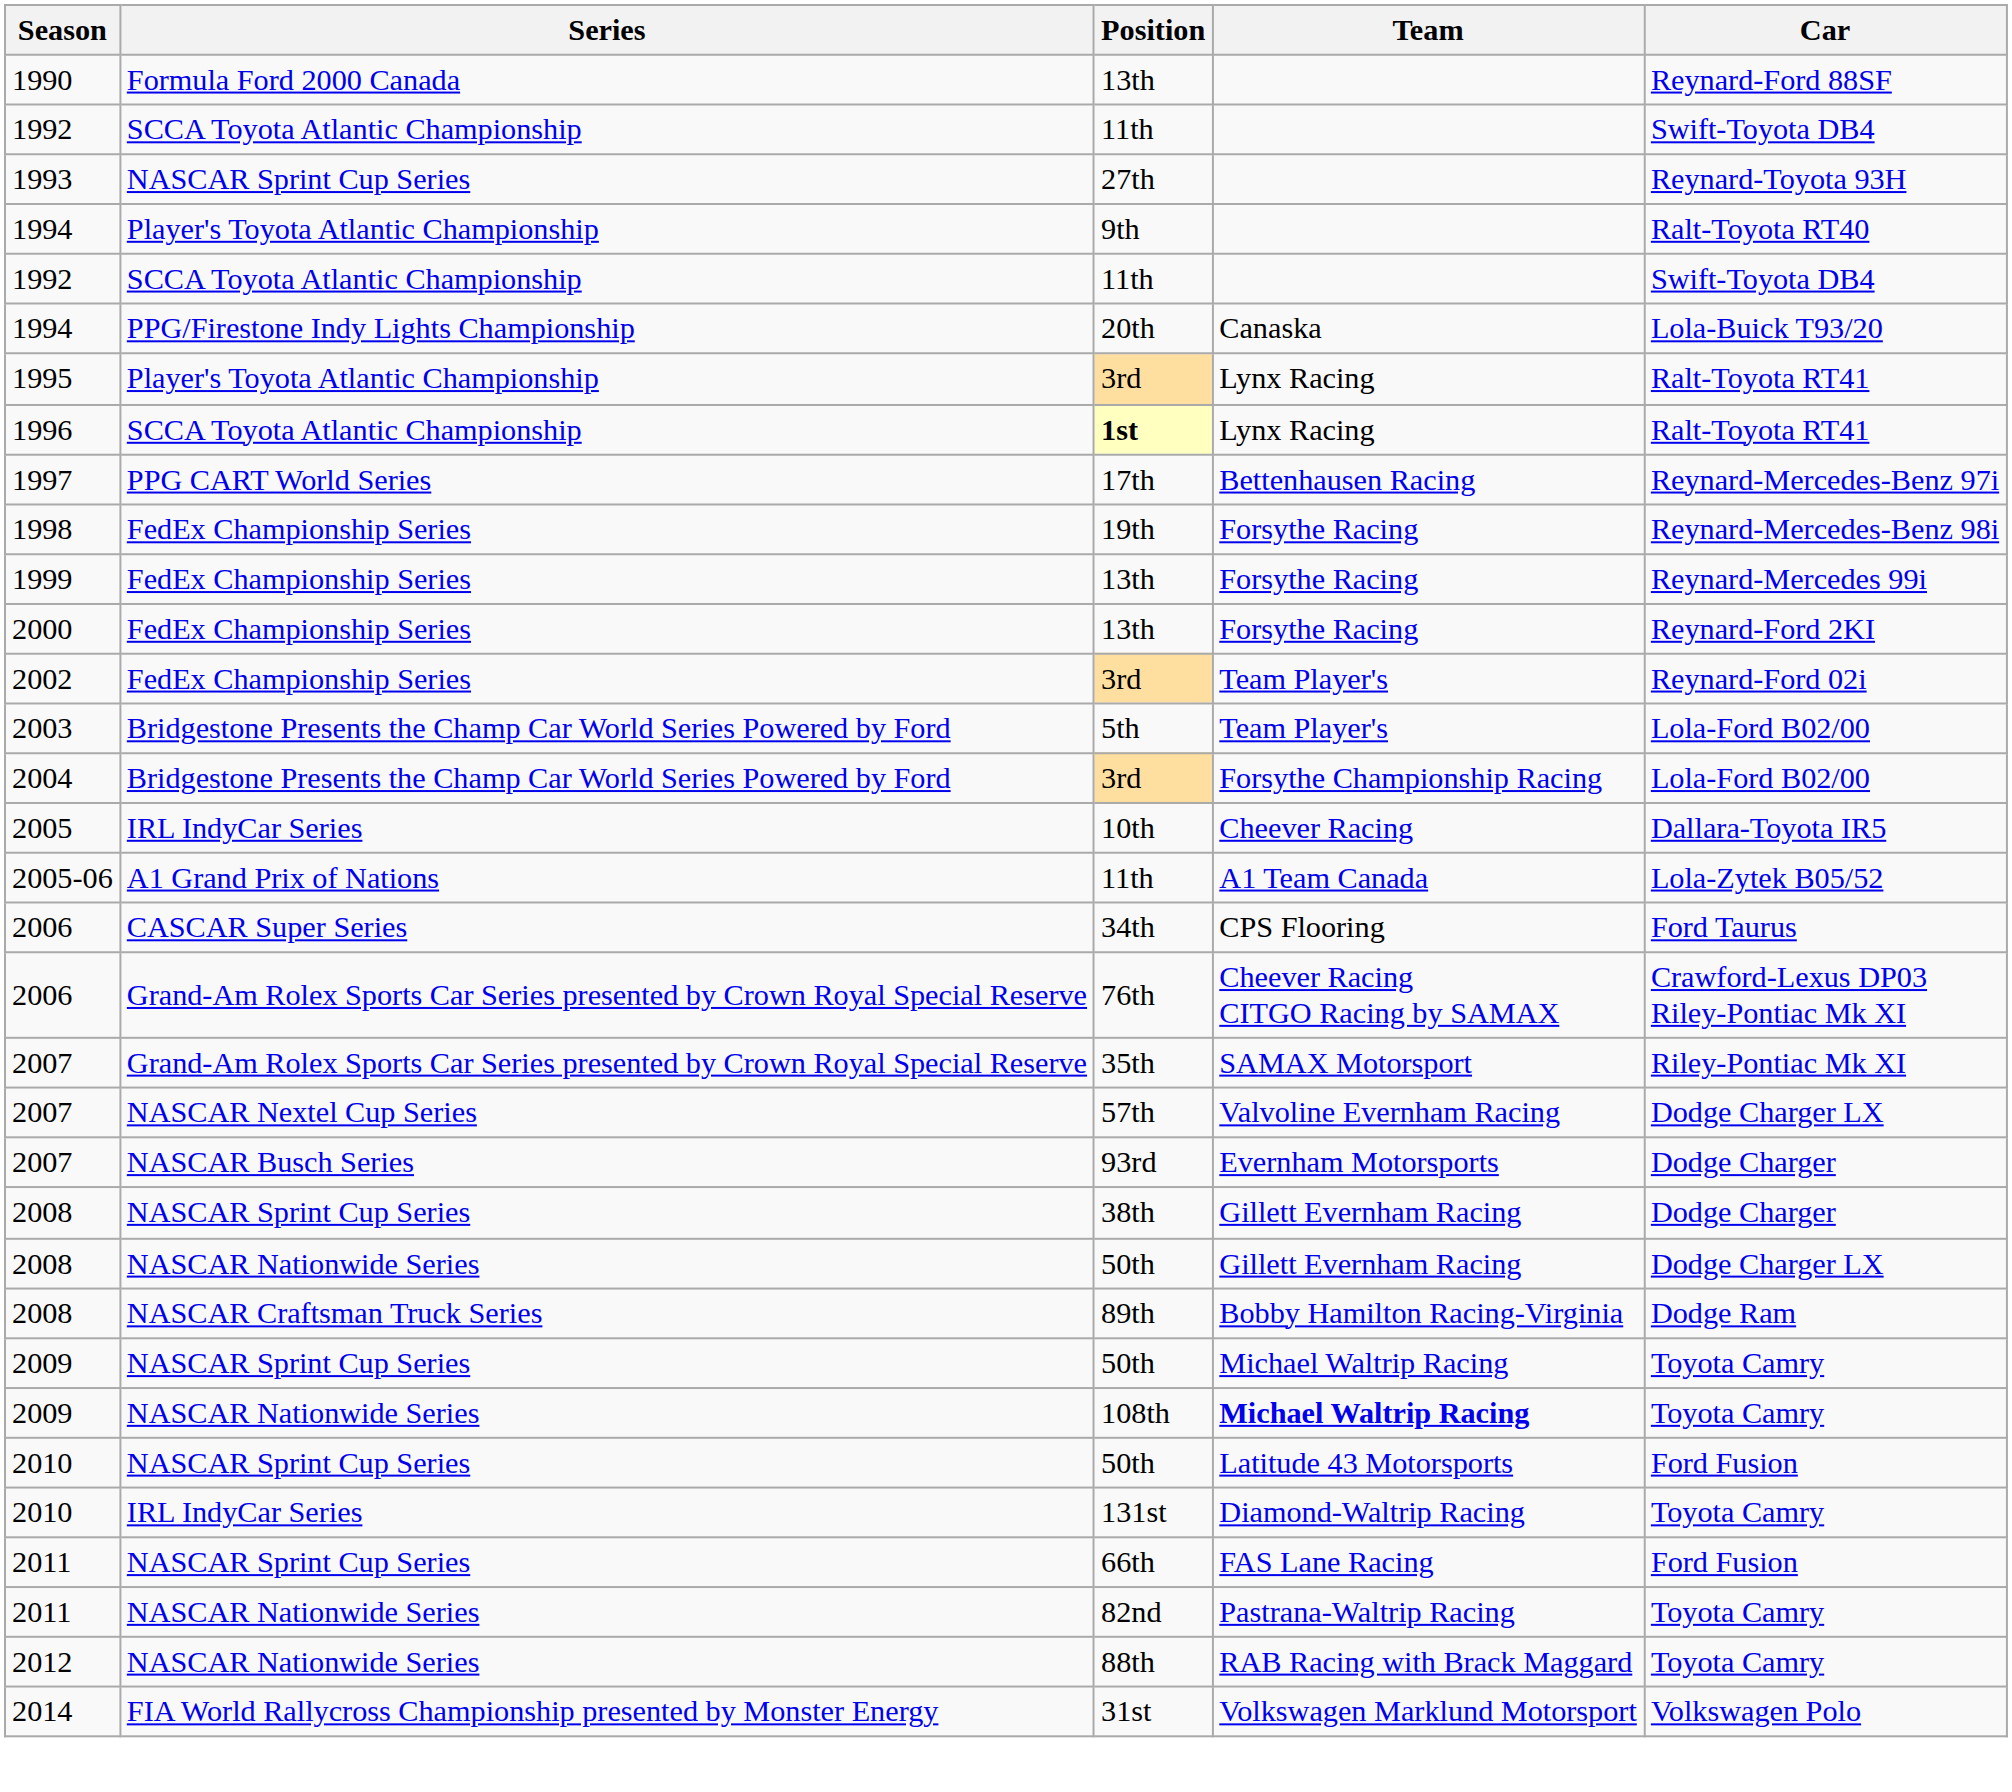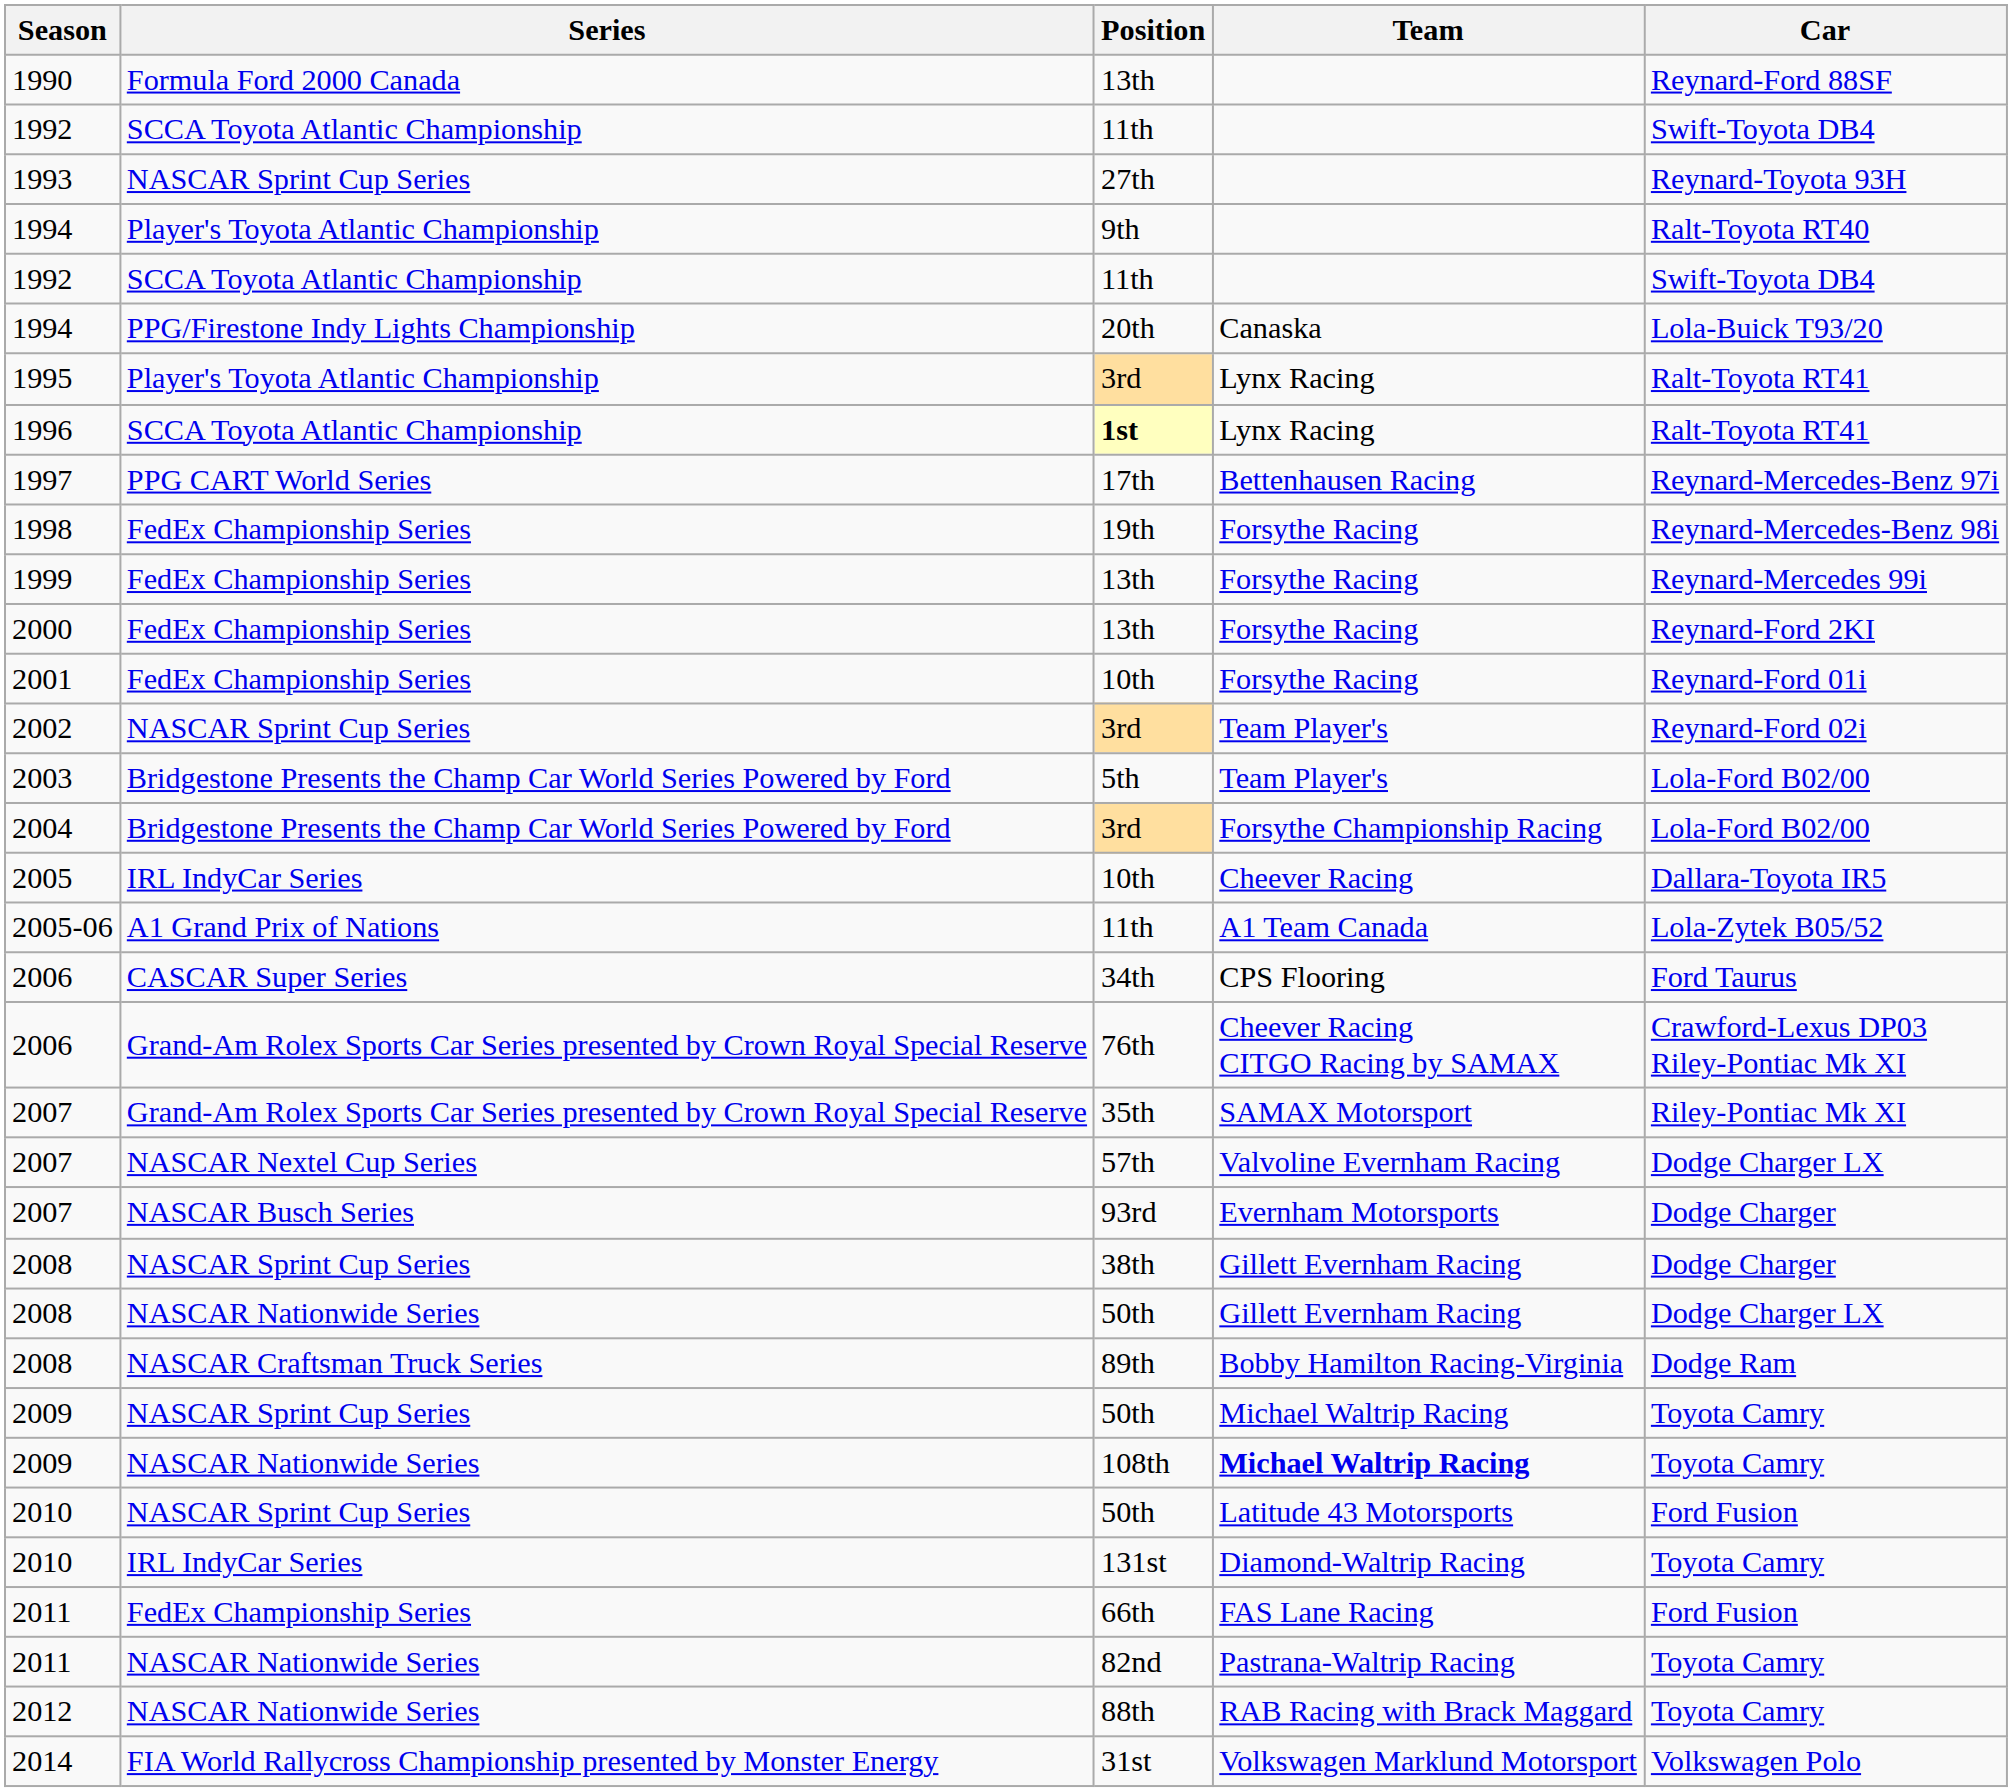+ row: (42, 677)
(299, 677) FedEx Championship Series -> (299, 727) NASCAR Sprint Cup Series
(299, 1561) NASCAR Sprint Cup Series -> (299, 1611) FedEx Championship Series
